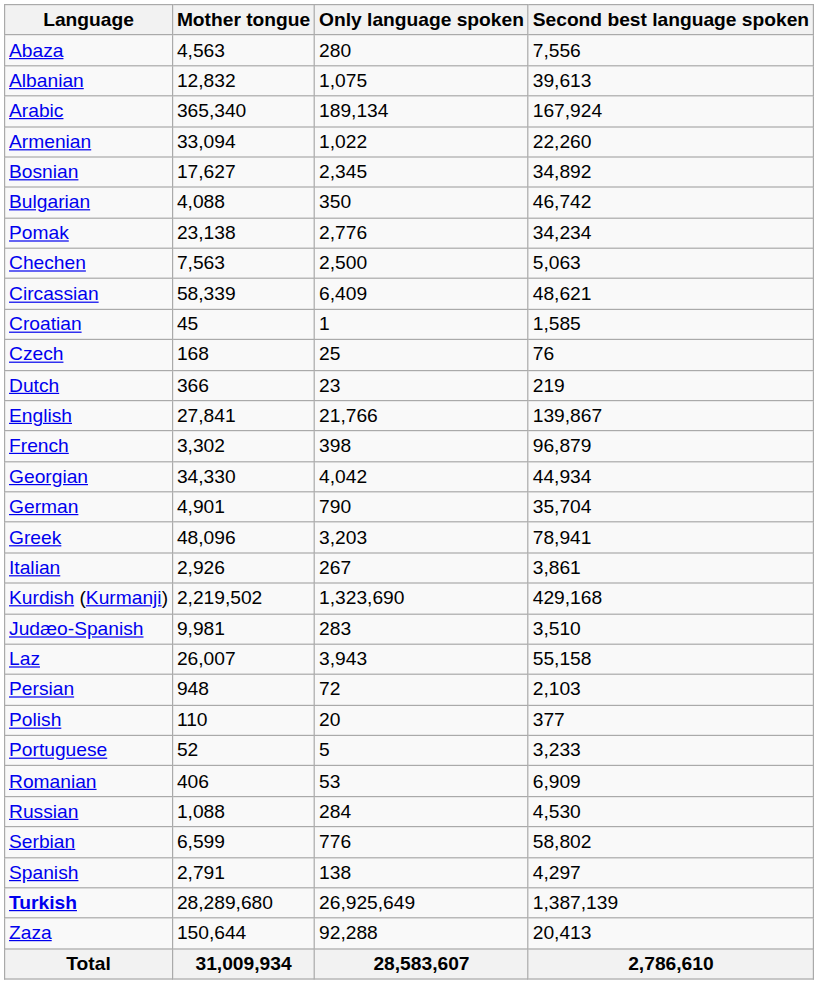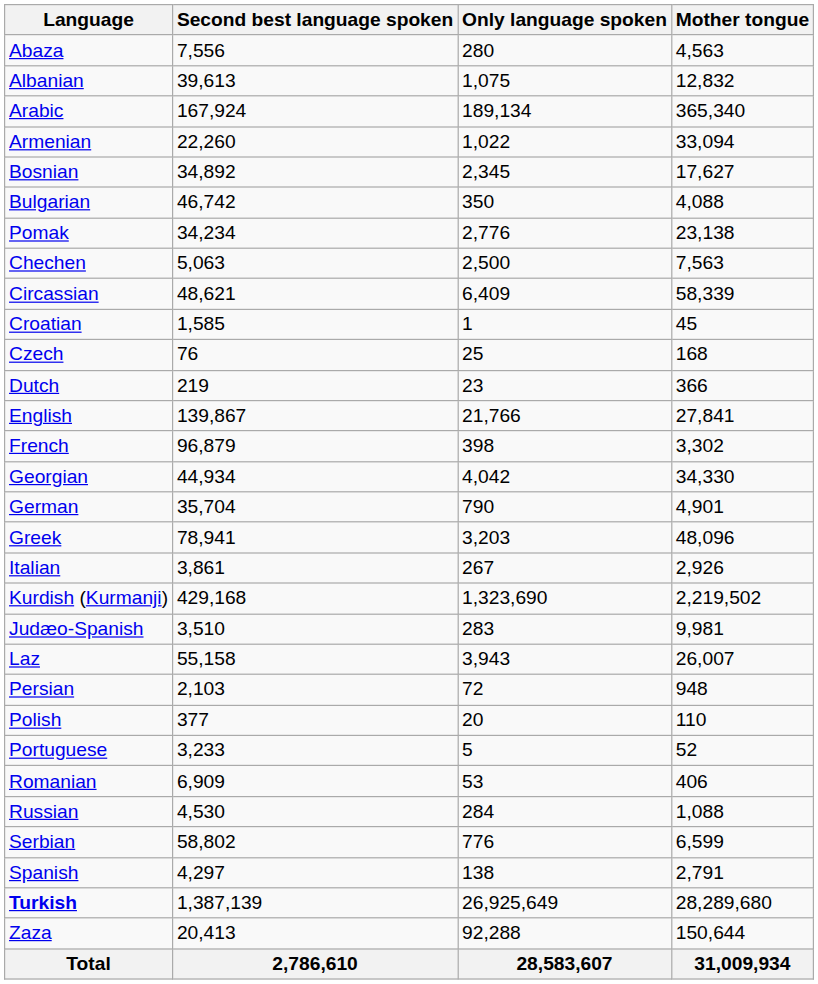columns swapped: (244, 19) <-> (671, 19)
